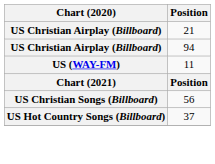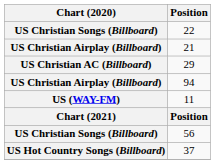+ row: (189, 30)
+ row: (189, 64)
